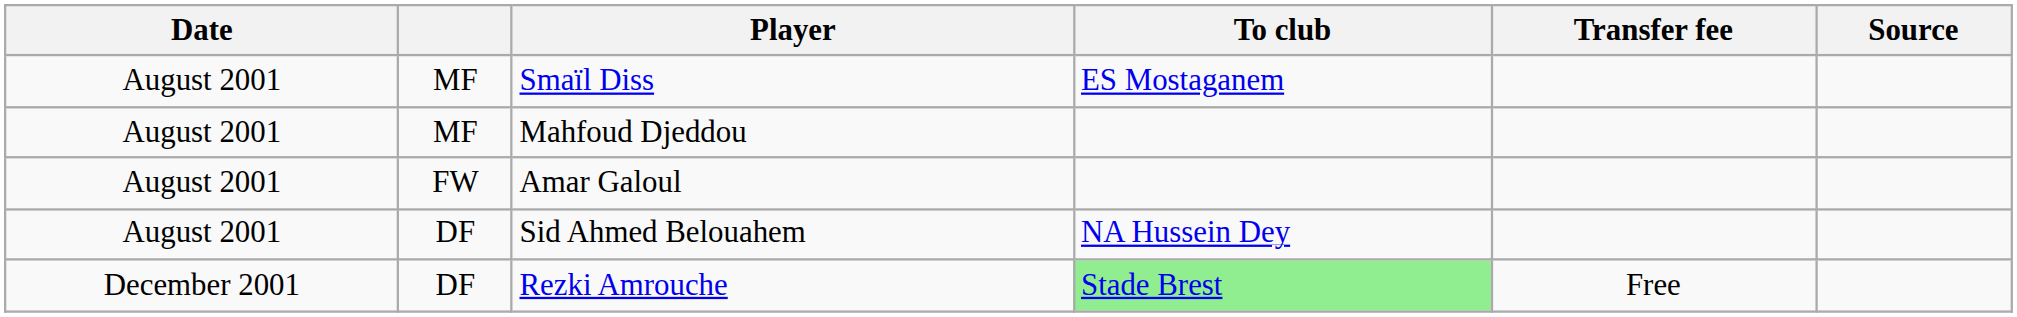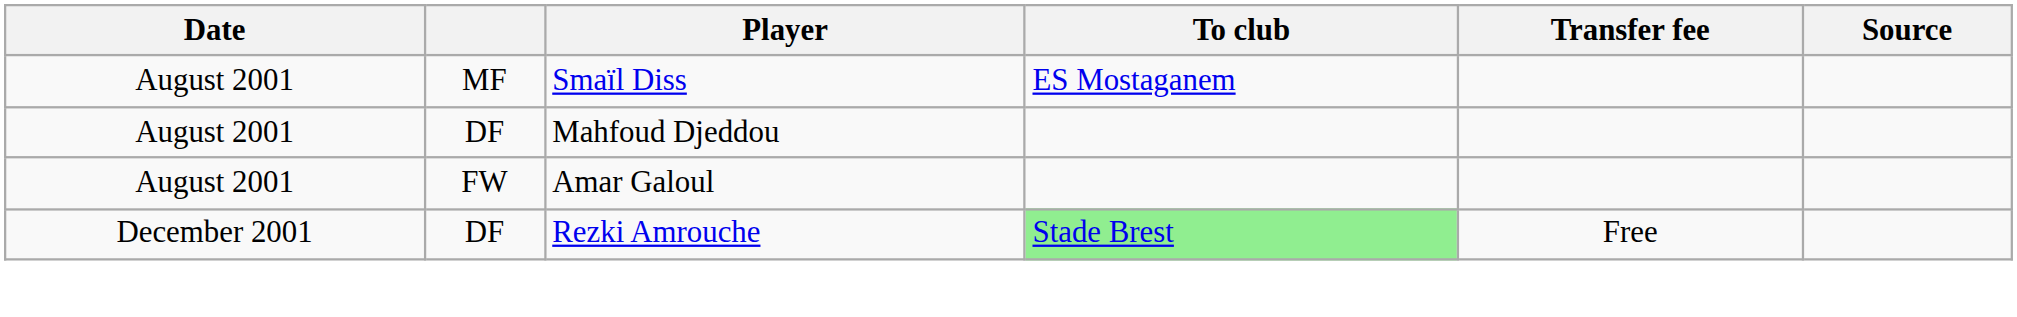(455, 131) MF -> (484, 131) DF
- row: (663, 233)
